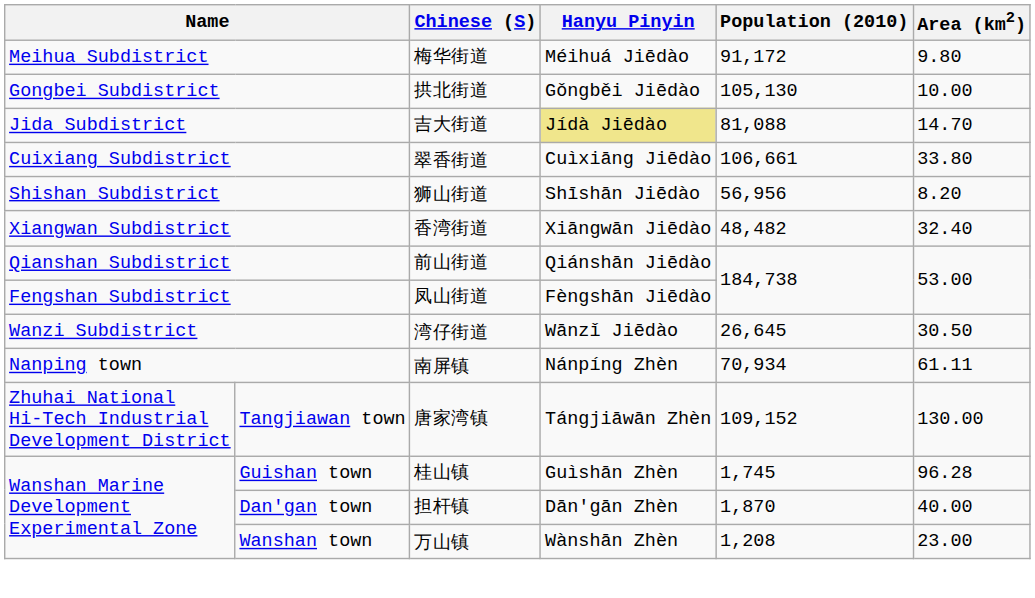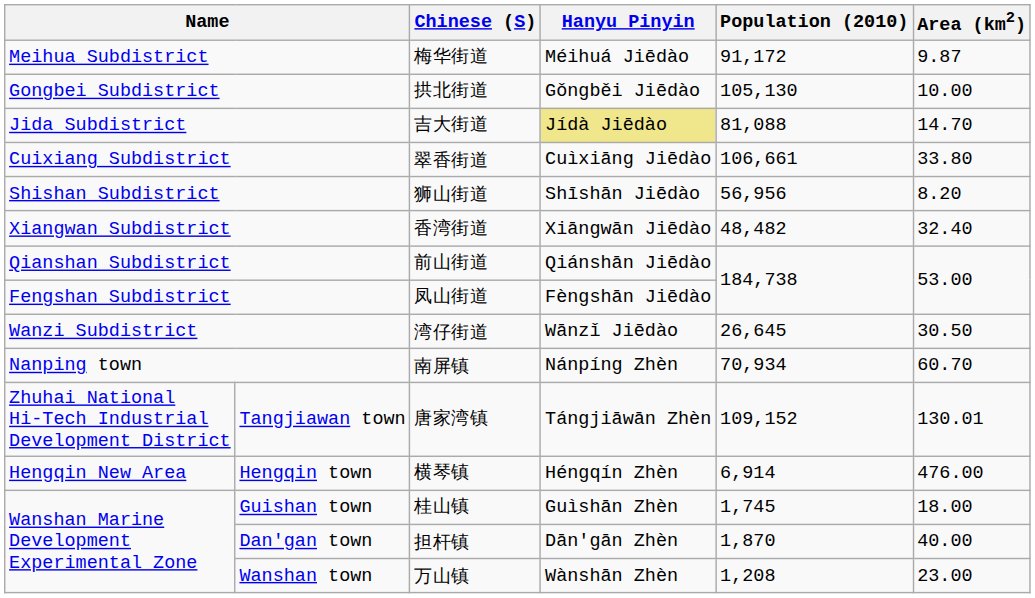(939, 57) 9.80 -> (939, 57) 9.87
(945, 366) 61.11 -> (945, 366) 60.70
(950, 419) 130.00 -> (950, 419) 130.01
+ row: (306, 473)
(945, 473) 96.28 -> (945, 507) 18.00
